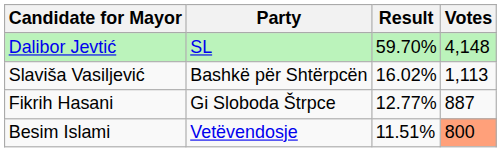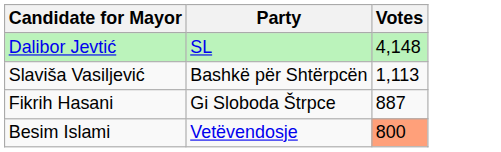- column: (406, 18)
